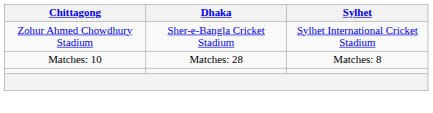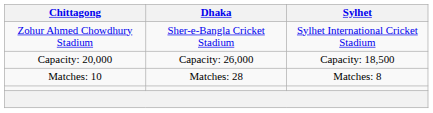+ row: (75, 59)
